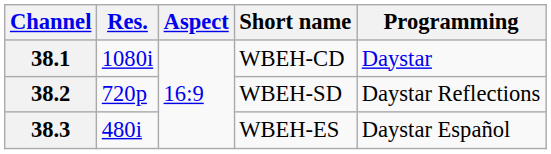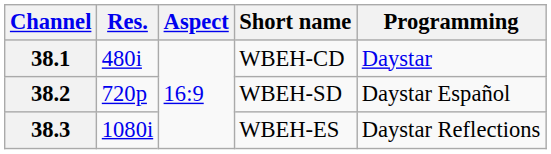(127, 58) 1080i -> (122, 58) 480i
(451, 93) Daystar Reflections -> (436, 93) Daystar Español
(122, 129) 480i -> (127, 129) 1080i
(436, 129) Daystar Español -> (451, 129) Daystar Reflections
